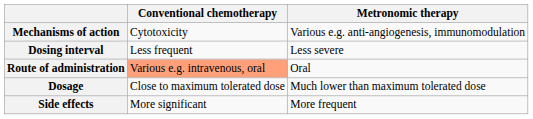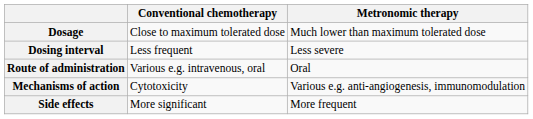rows swapped: (66, 86) <-> (66, 31)
(198, 68) lightsalmon background -> (198, 68) no background
